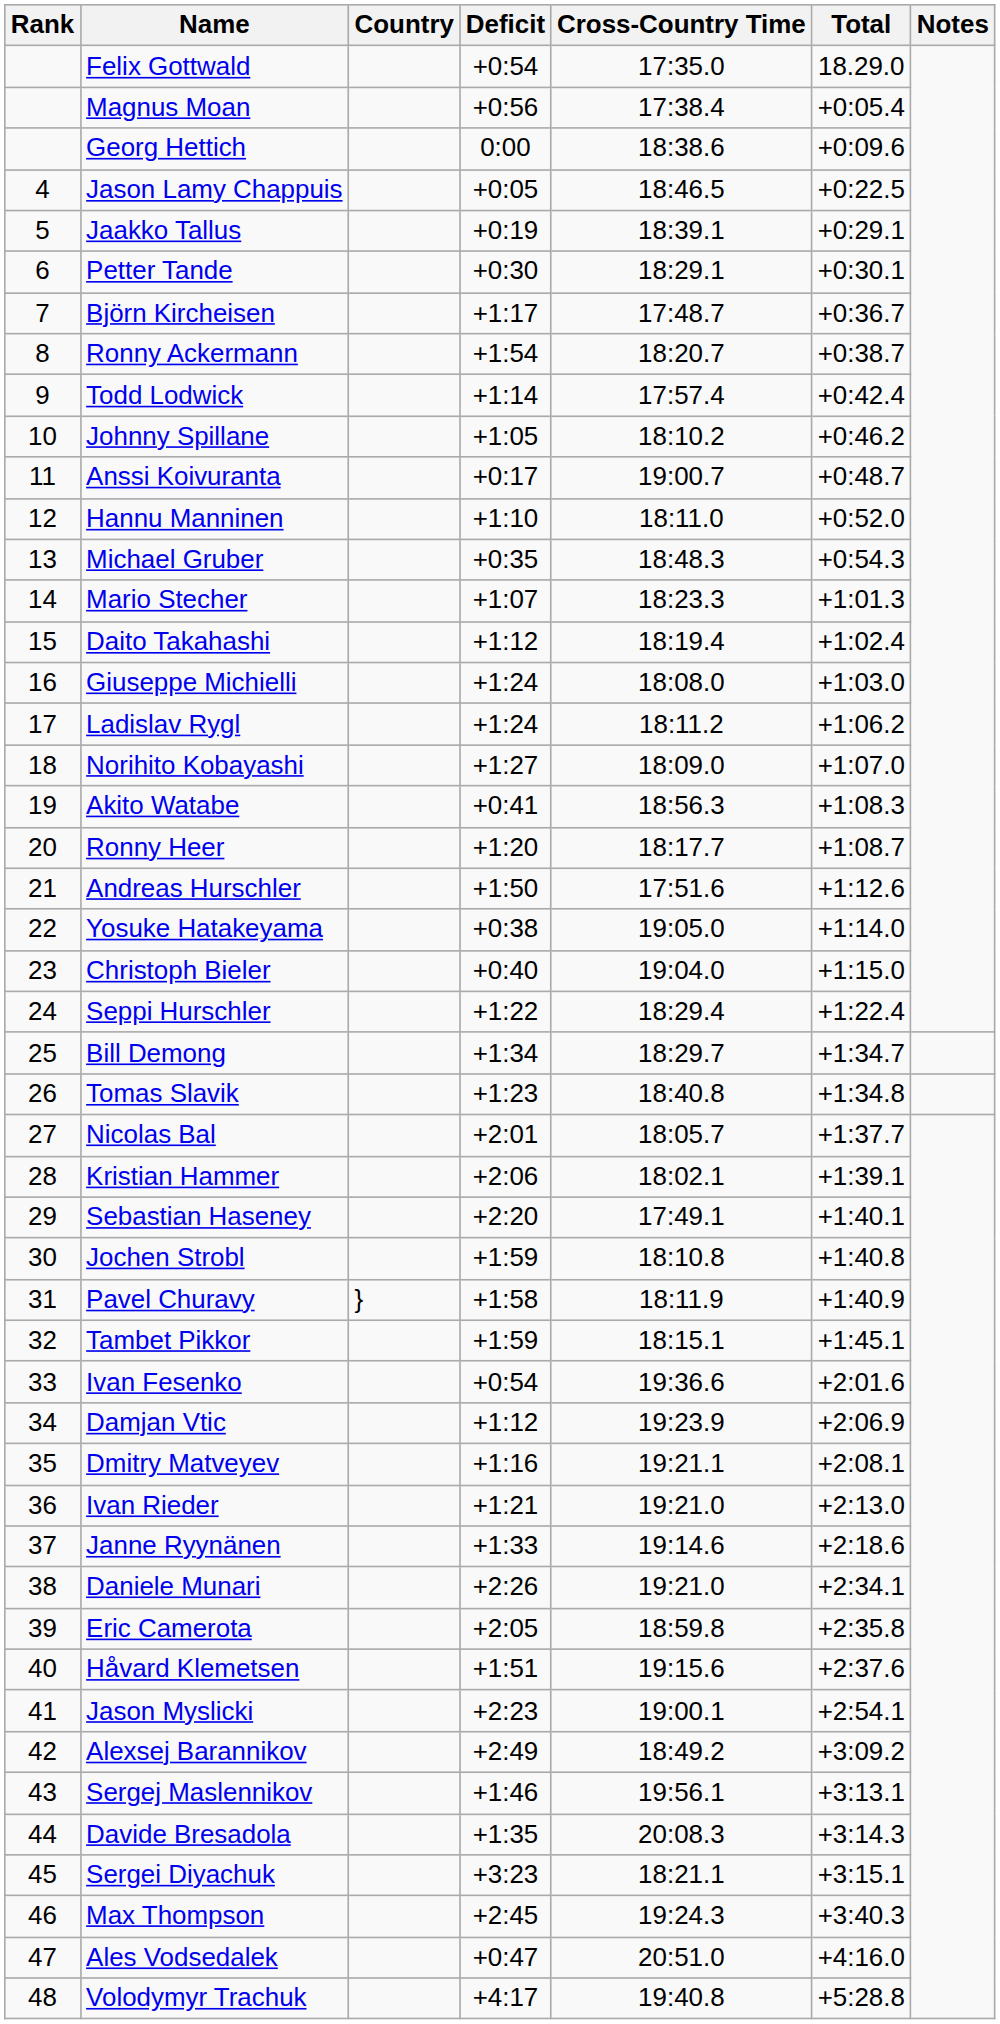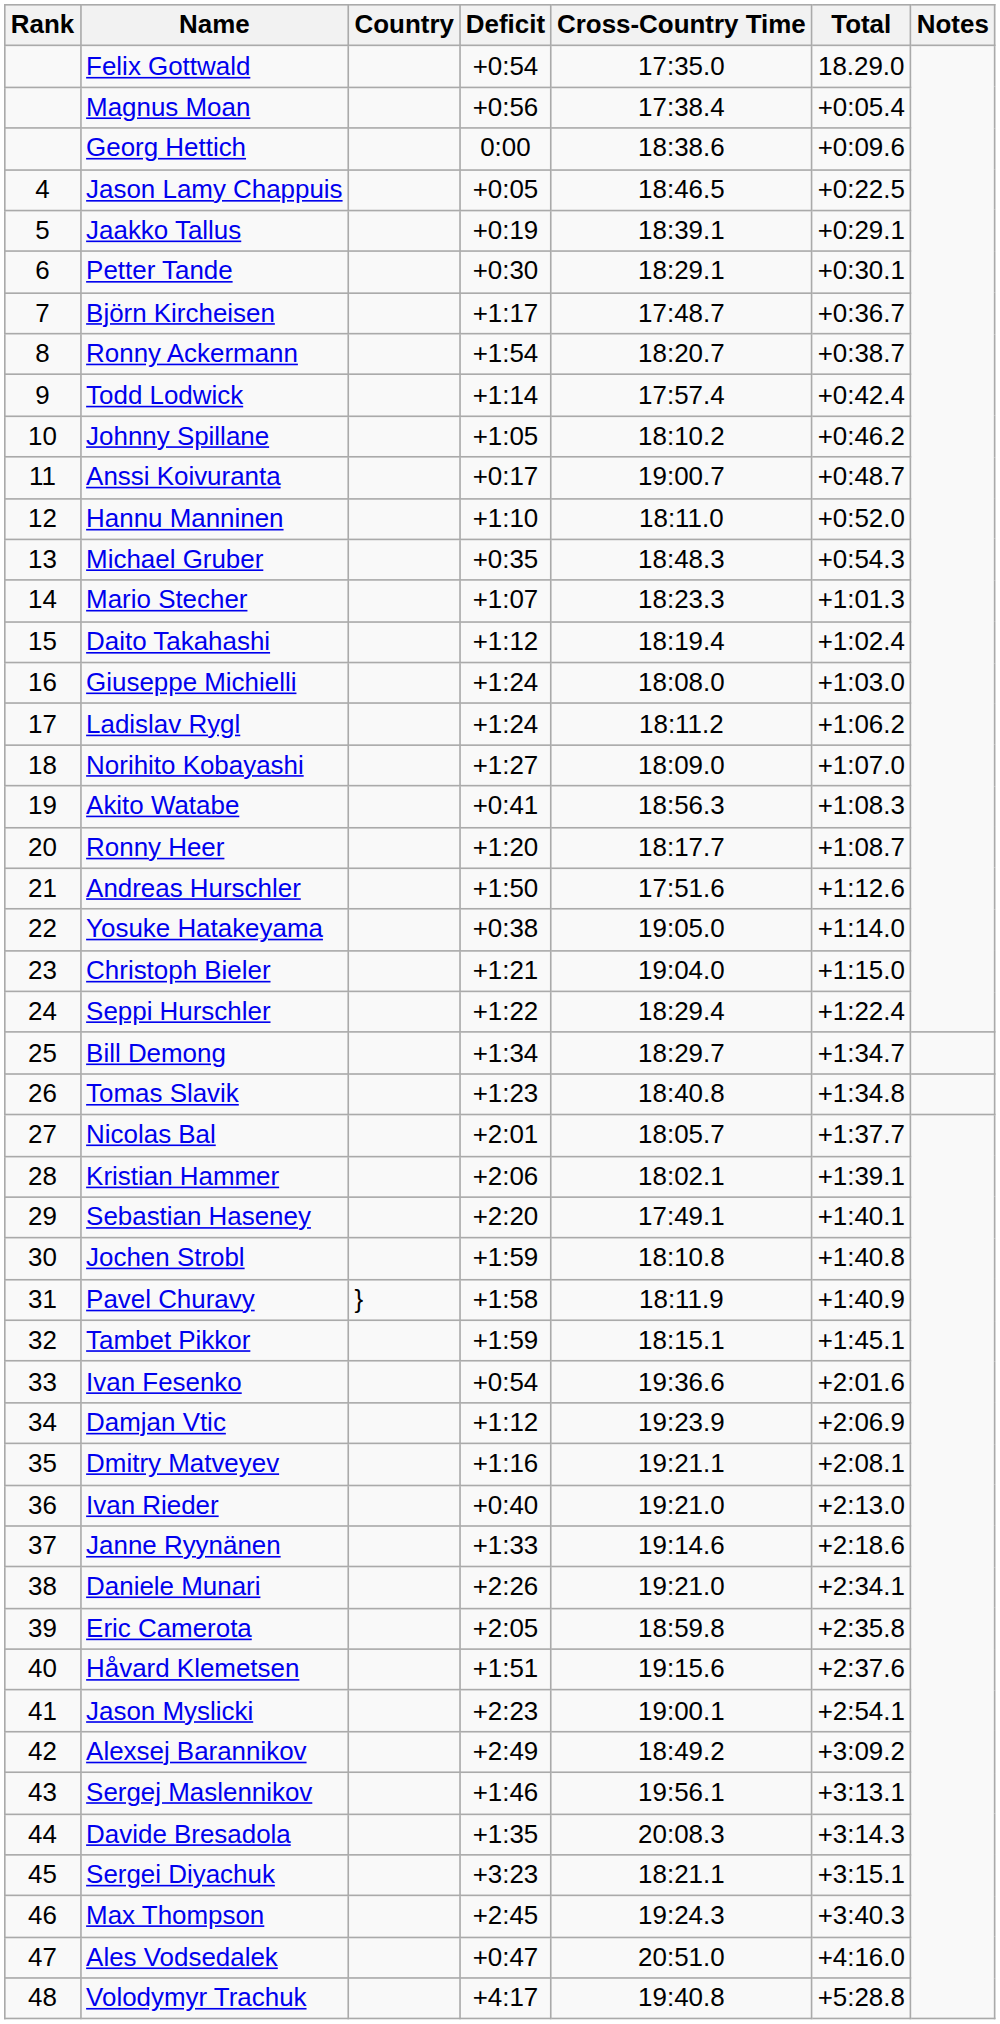(505, 970) +0:40 -> (505, 970) +1:21
(505, 1504) +1:21 -> (505, 1504) +0:40
